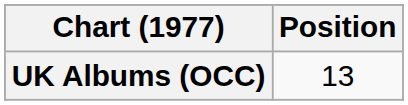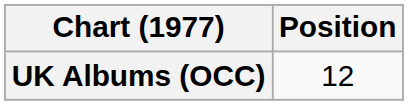(338, 75) 13 -> (338, 75) 12
